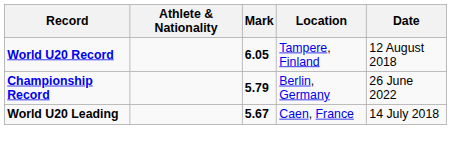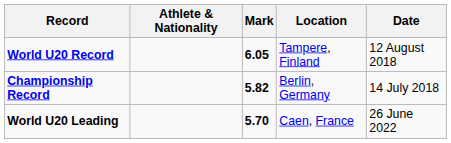(257, 87) 5.79 -> (257, 87) 5.82
(391, 87) 26 June 2022 -> (404, 87) 14 July 2018
(257, 114) 5.67 -> (257, 121) 5.70
(404, 114) 14 July 2018 -> (391, 121) 26 June 2022
